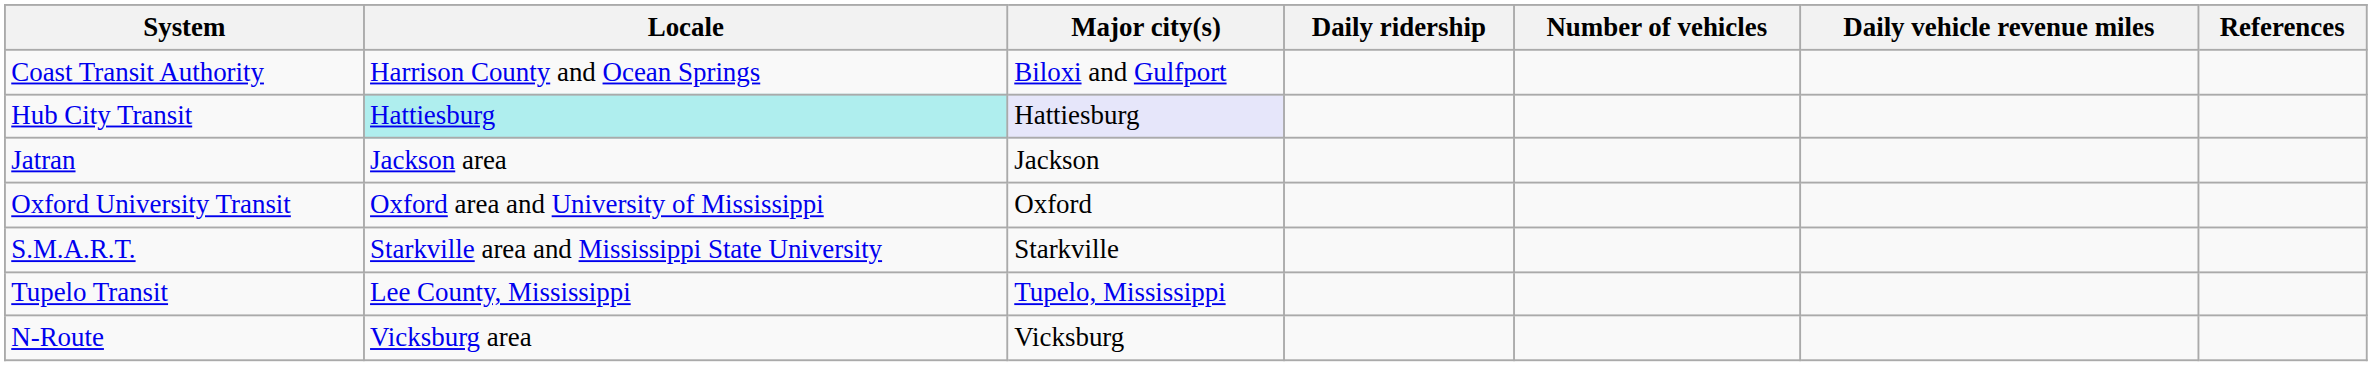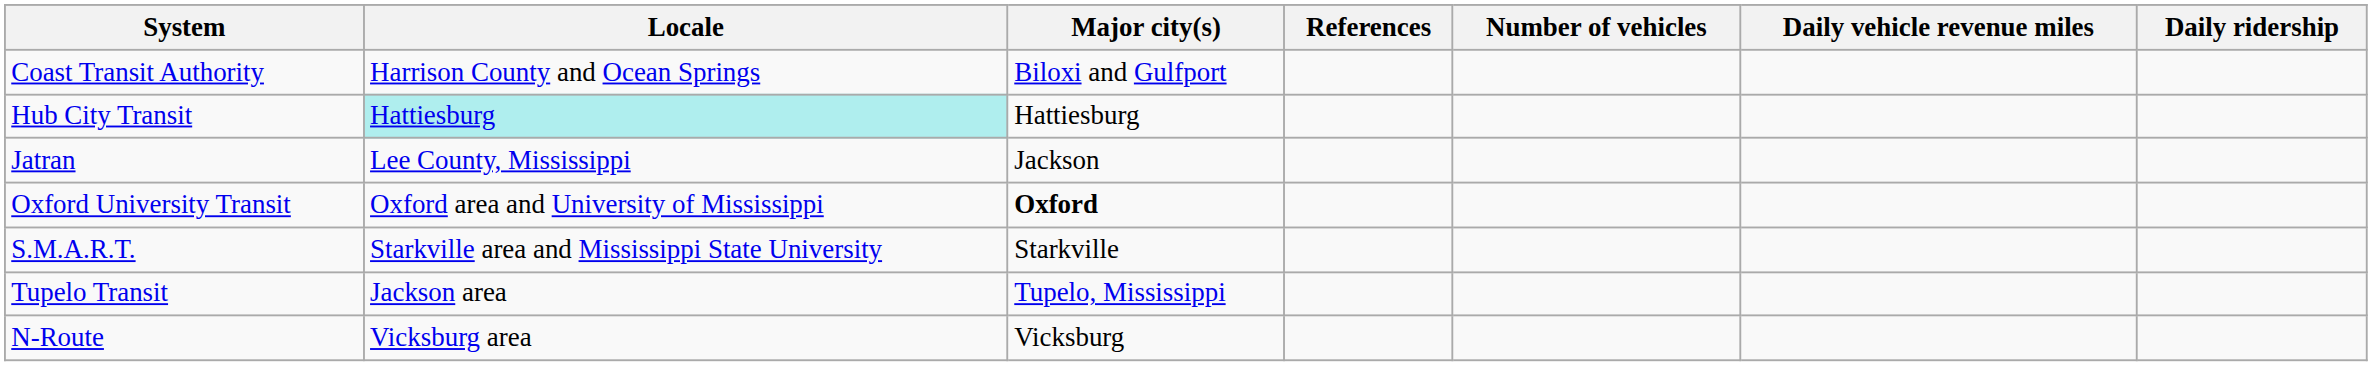columns swapped: (1399, 27) <-> (2282, 27)
(1077, 115) lavender background -> (1077, 115) no background
(438, 160) Jackson area -> (500, 160) Lee County, Mississippi
(1053, 204) normal -> (1056, 204) bold
(500, 293) Lee County, Mississippi -> (438, 293) Jackson area
